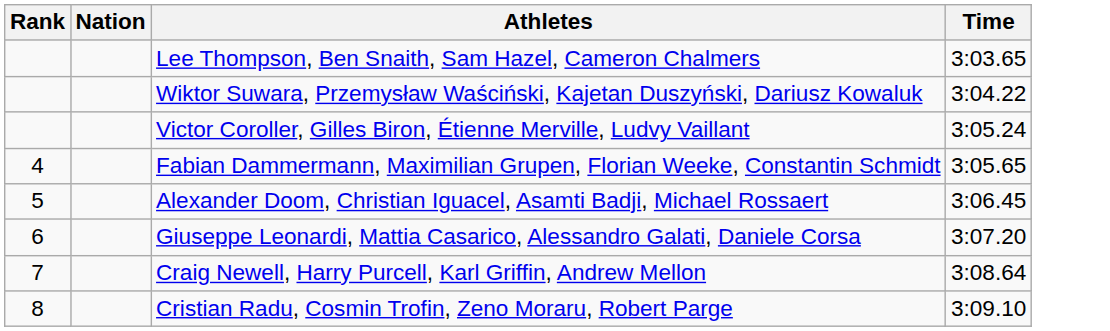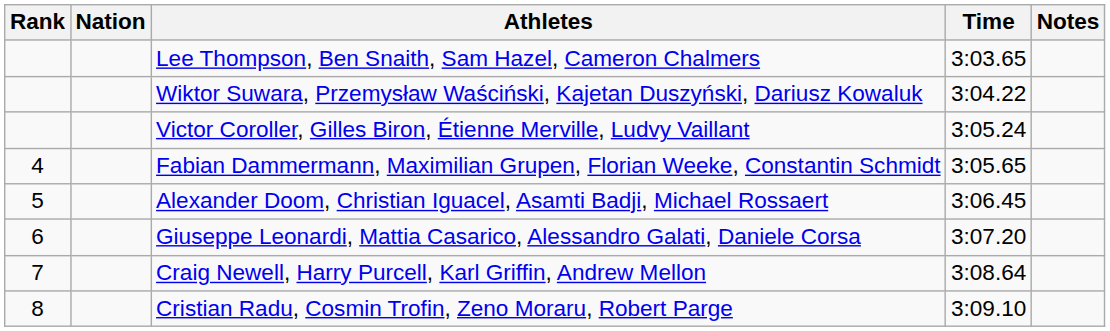+ column: (1068, 22)
